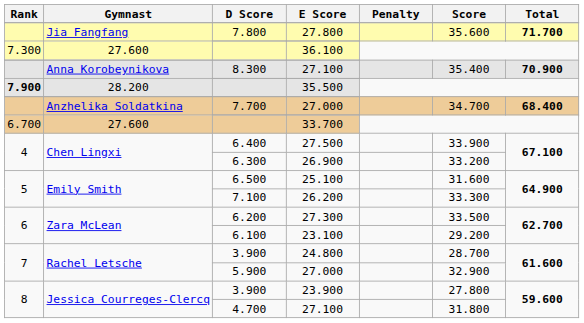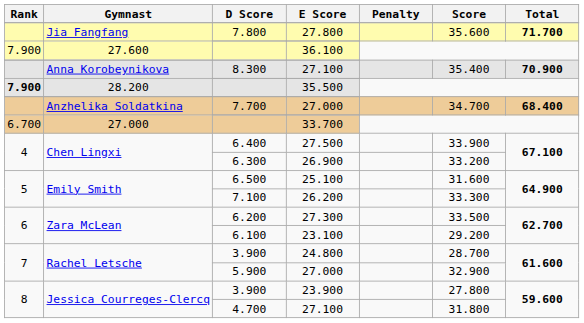(24, 51) 7.300 -> (24, 51) 7.900
(128, 124) 27.600 -> (128, 124) 27.000
